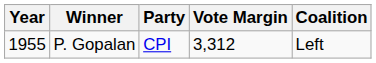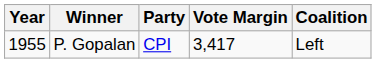(214, 44) 3,312 -> (214, 44) 3,417
